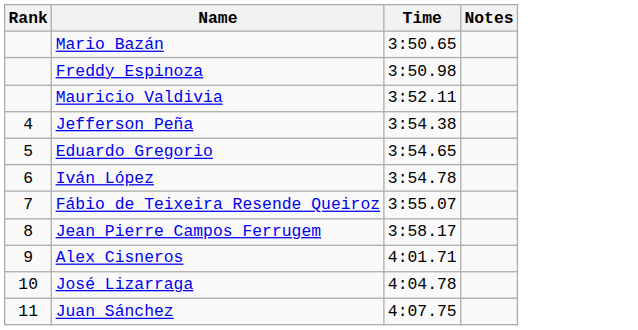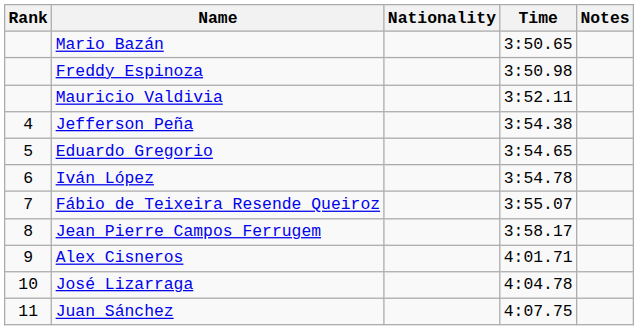+ column: (442, 18)
